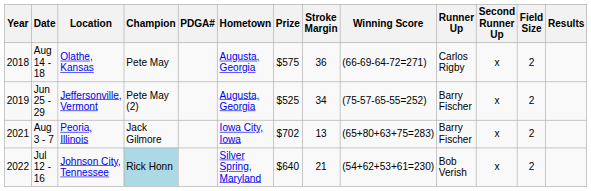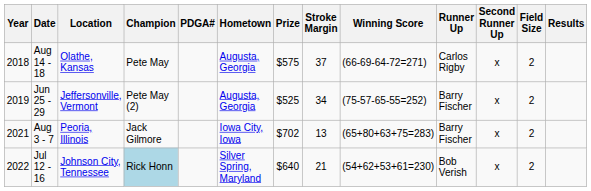(321, 62) 36 -> (321, 62) 37
